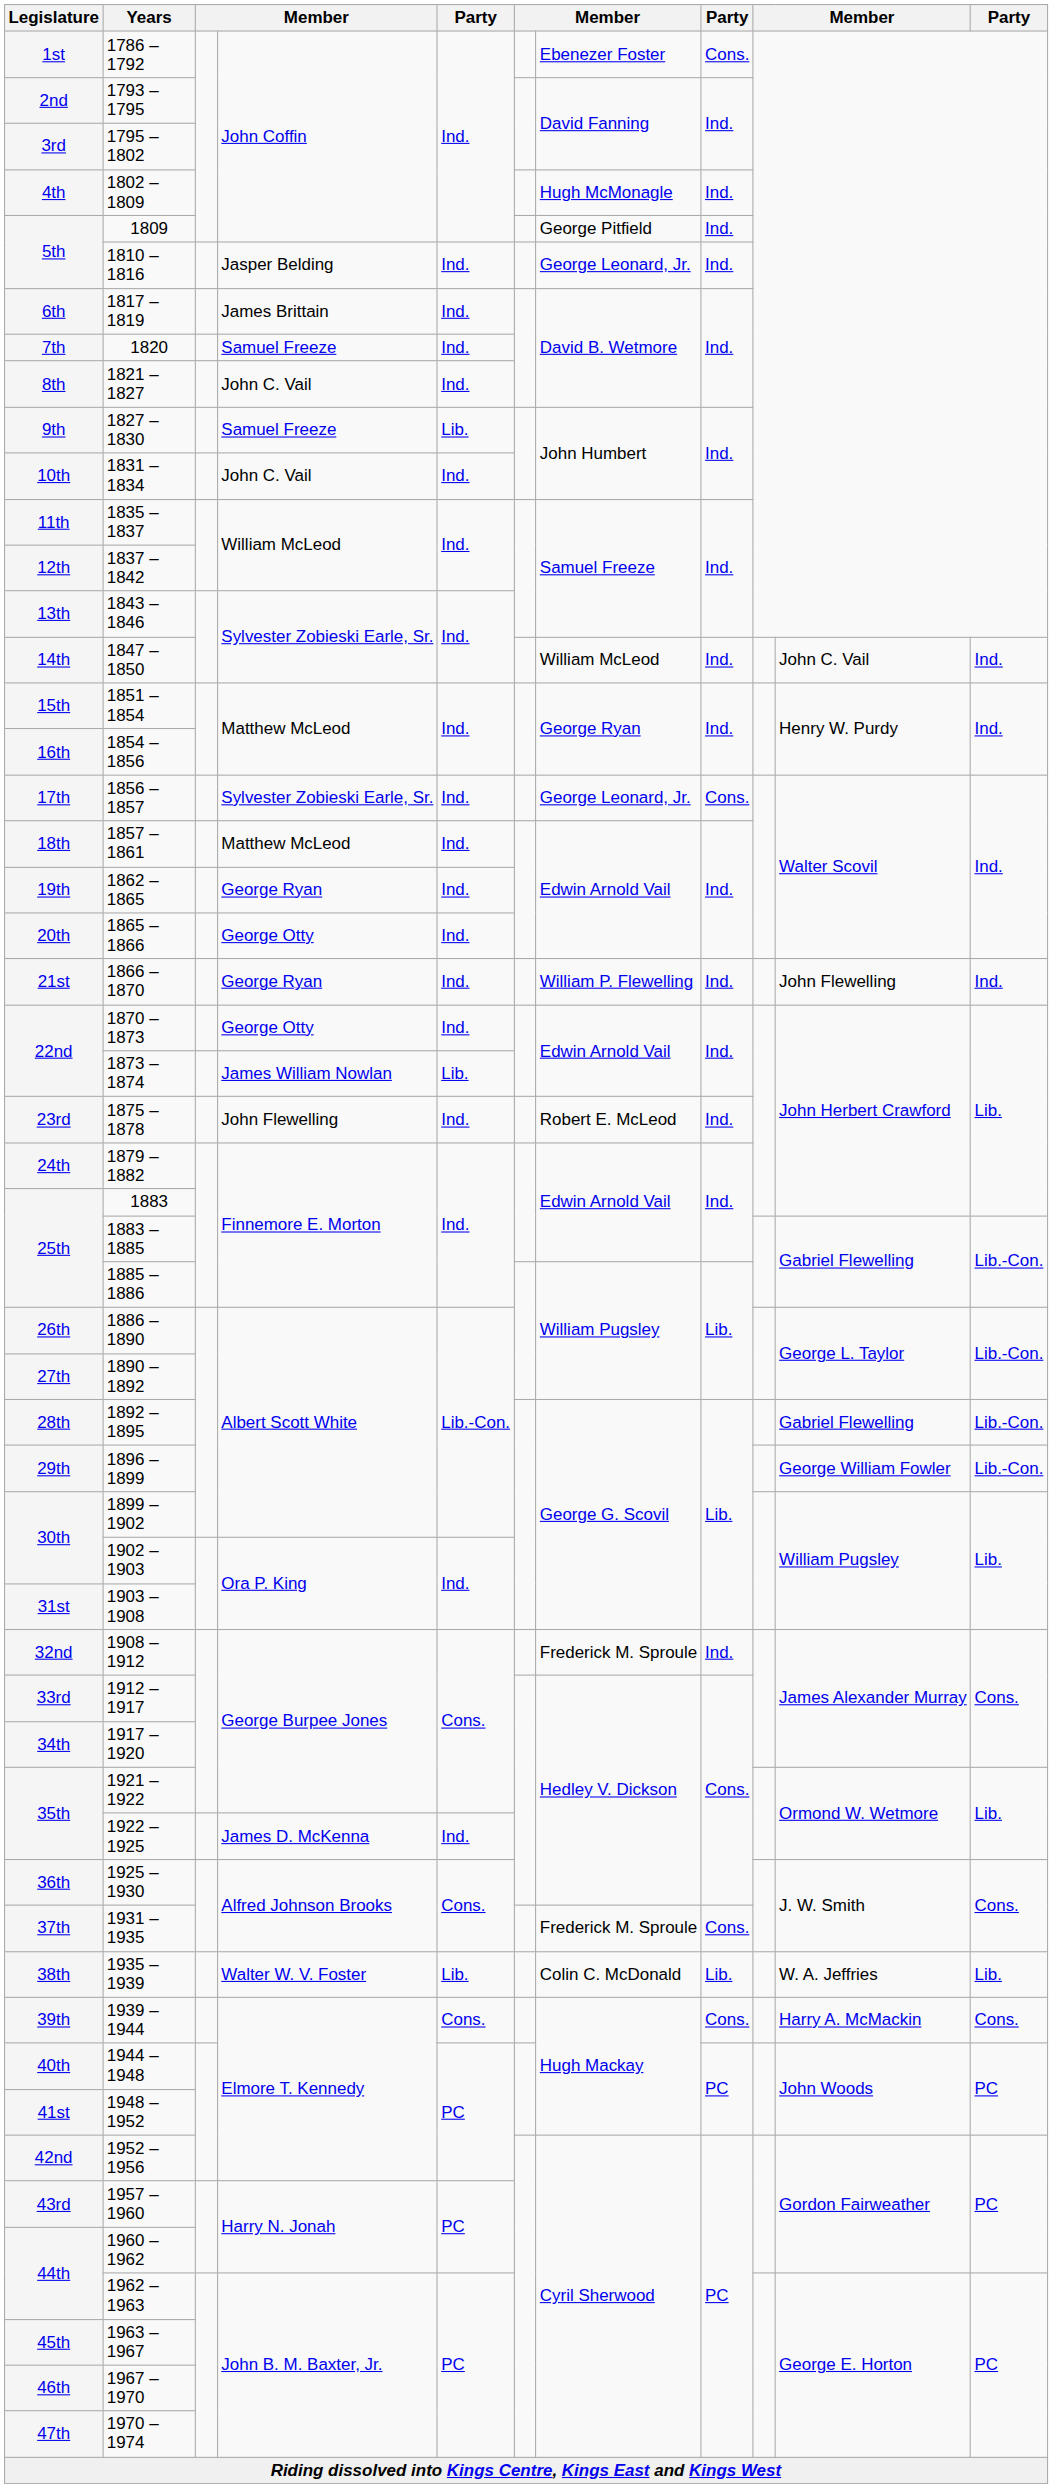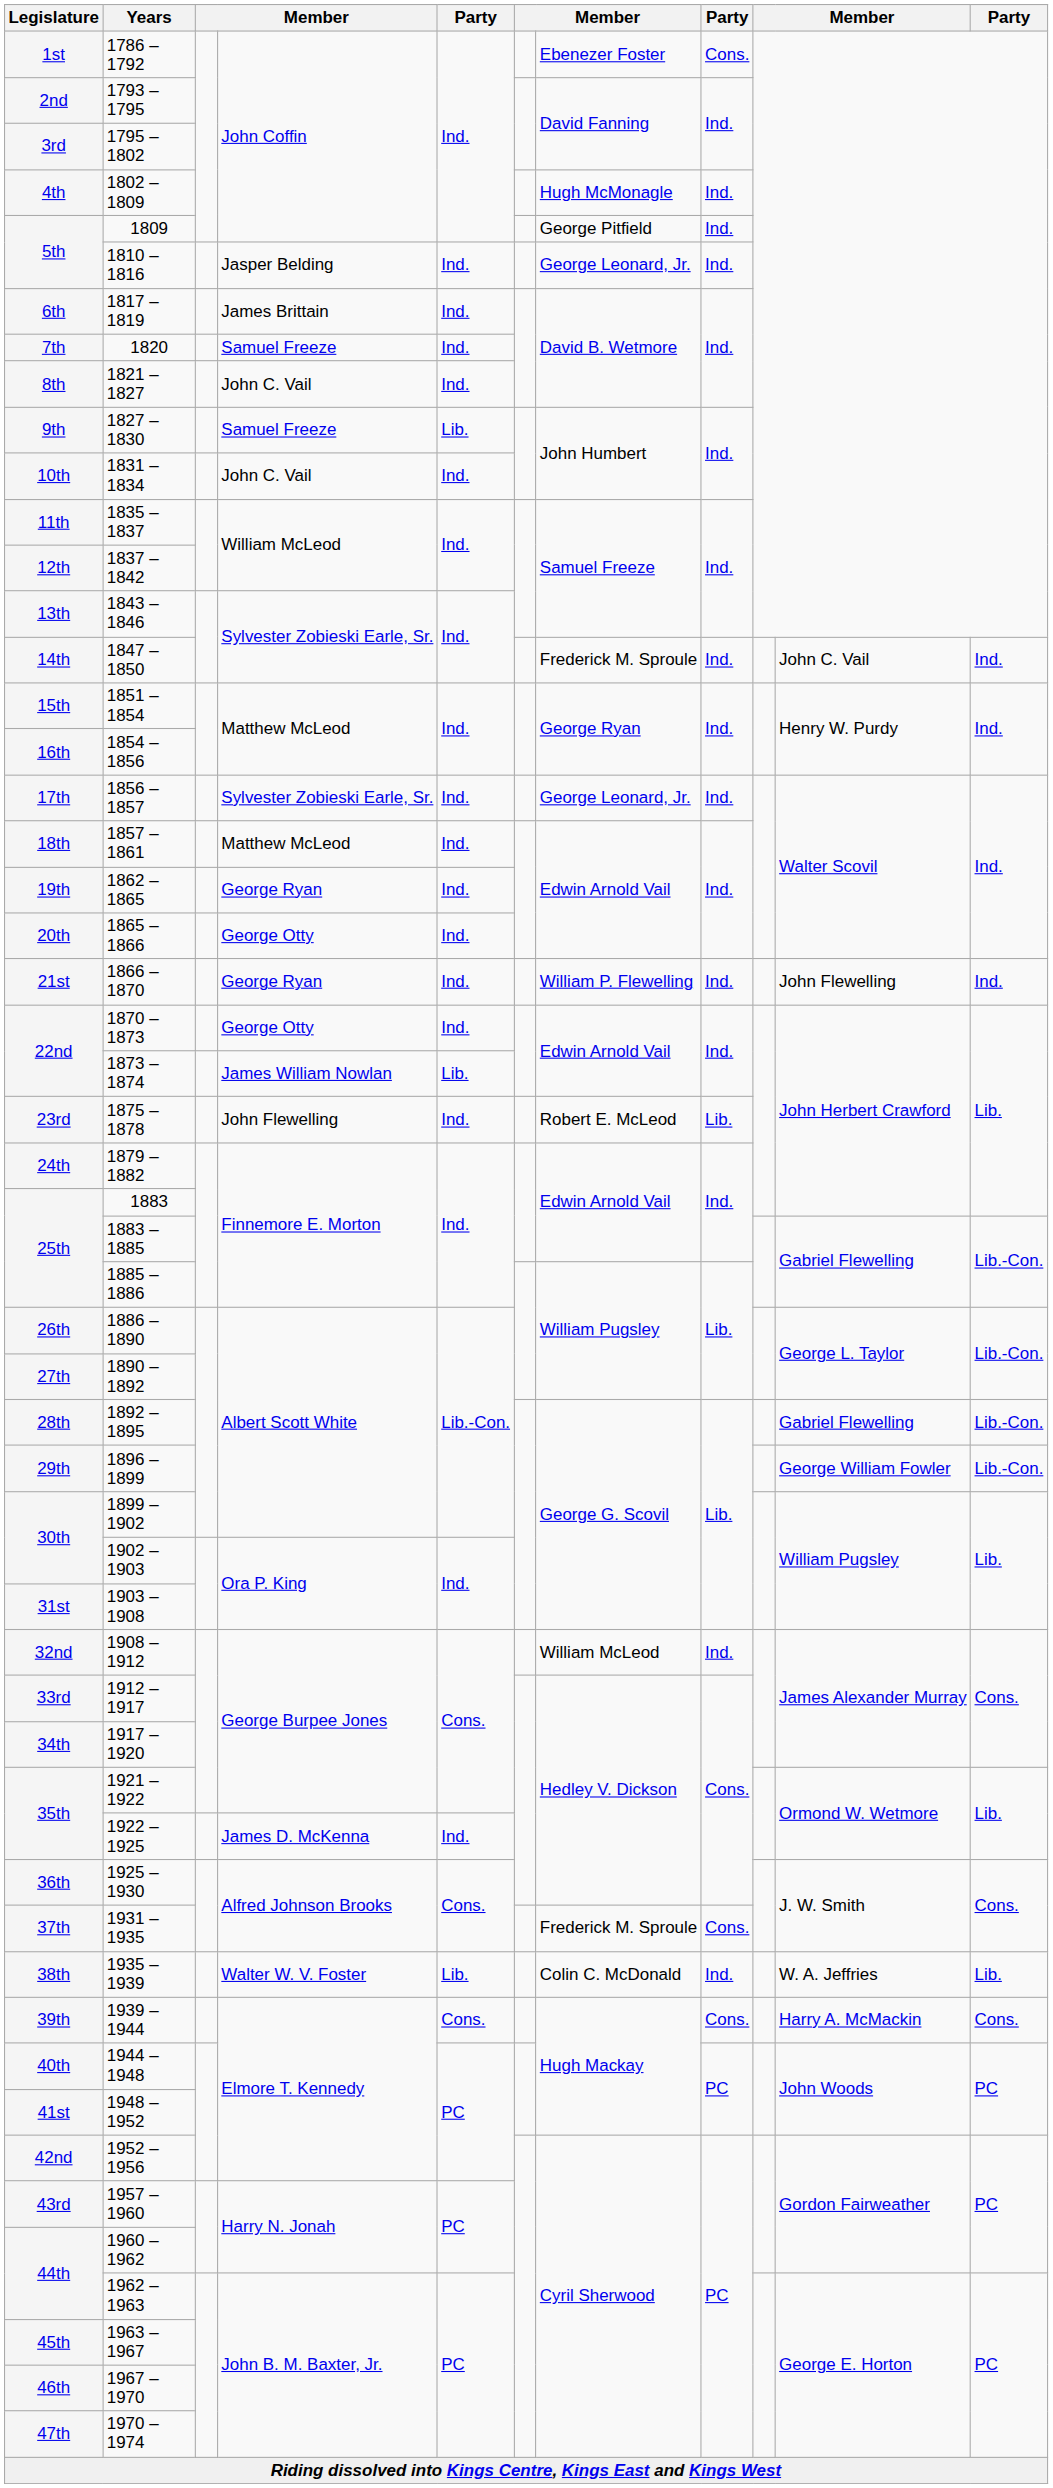(600, 659) William McLeod -> (619, 659) Frederick M. Sproule
(727, 797) Cons. -> (719, 797) Ind.
(719, 1119) Ind. -> (719, 1119) Lib.
(619, 1652) Frederick M. Sproule -> (600, 1652) William McLeod
(719, 1974) Lib. -> (719, 1974) Ind.
